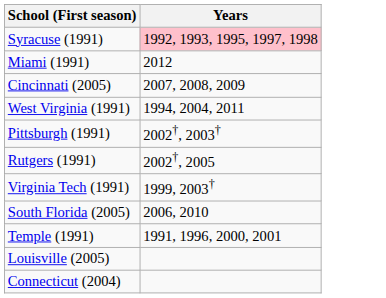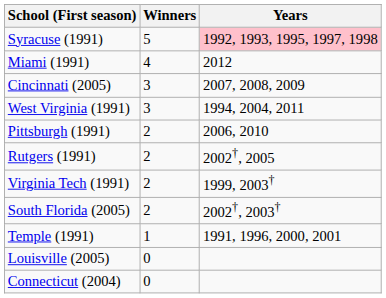+ column: (170, 16)
(182, 133) 2002†, 2003† -> (236, 131) 2006, 2010
(176, 212) 2006, 2010 -> (242, 210) 2002†, 2003†
